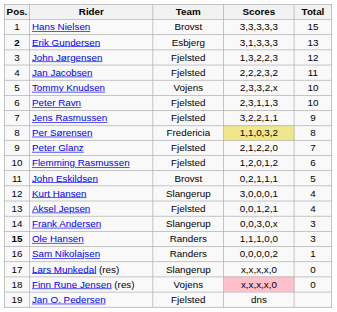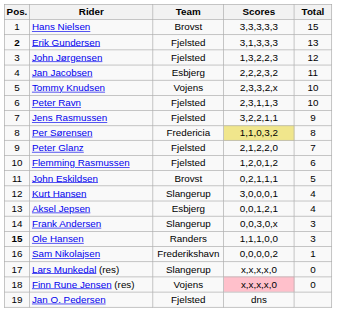(188, 42) Esbjerg -> (188, 42) Fjelsted
(188, 72) Fjelsted -> (188, 72) Esbjerg
(188, 209) Fjelsted -> (188, 209) Esbjerg
(188, 254) Randers -> (188, 254) Frederikshavn
